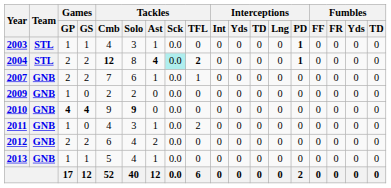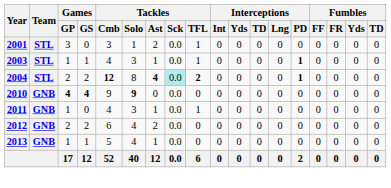+ row: (17, 45)
(198, 45) 0 -> (198, 61) 1
- row: (17, 77)
- row: (17, 93)
(198, 126) 2 -> (198, 110) 1
